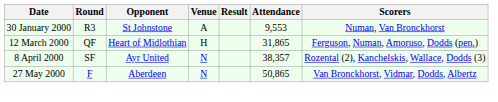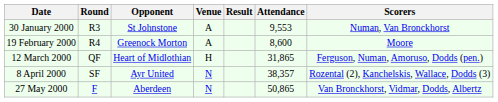+ row: (41, 43)
